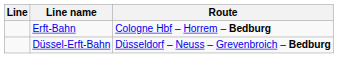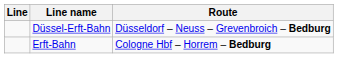rows swapped: (54, 28) <-> (71, 45)
